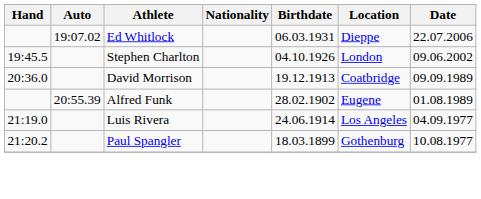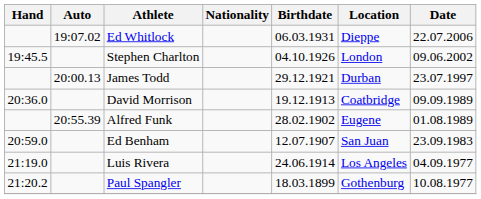+ row: (138, 78)
+ row: (138, 141)
